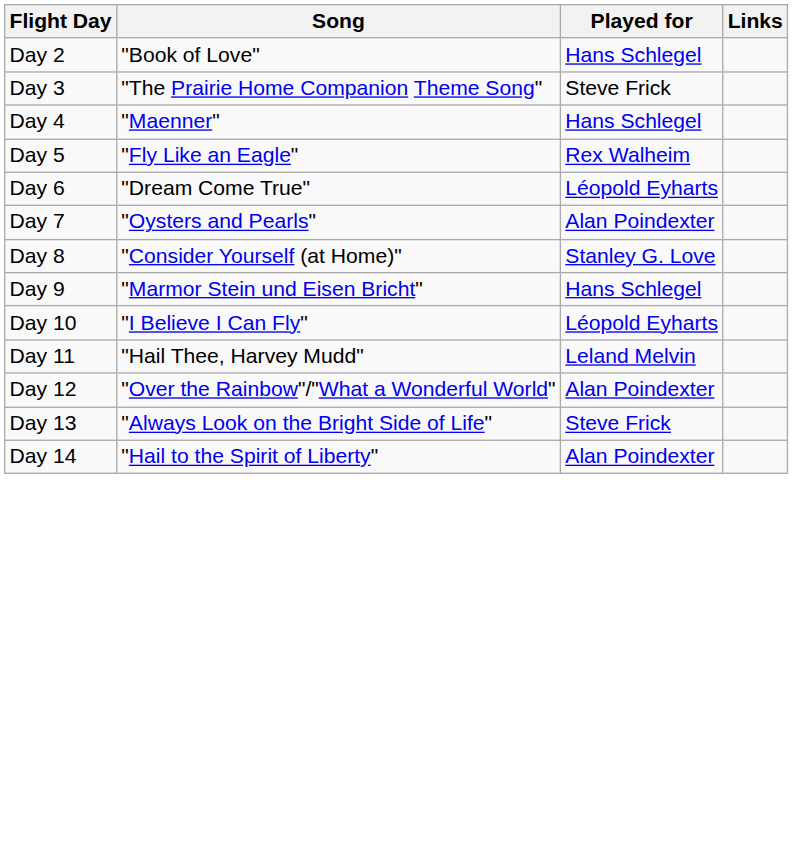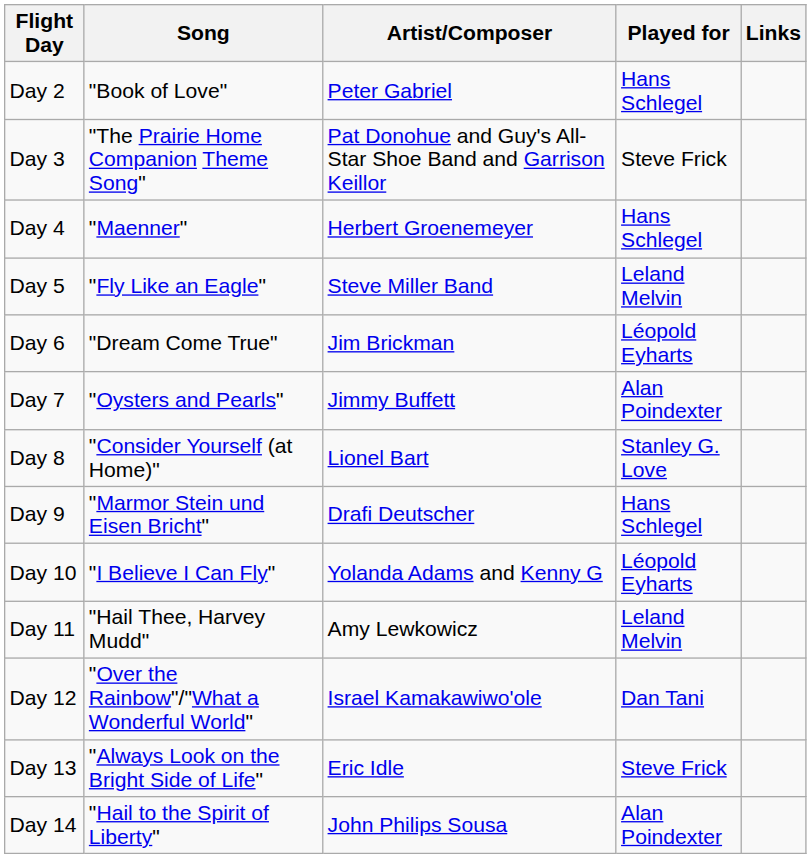+ column: (469, 33)
(628, 155) Rex Walheim -> (653, 285) Leland Melvin
(640, 389) Alan Poindexter -> (663, 698) Dan Tani
